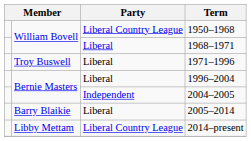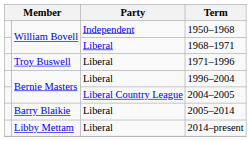(133, 29) Liberal Country League -> (109, 29) Independent
(109, 95) Independent -> (133, 95) Liberal Country League
(133, 128) Liberal Country League -> (98, 128) Liberal
